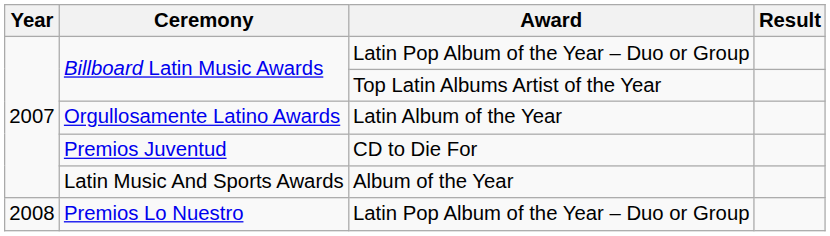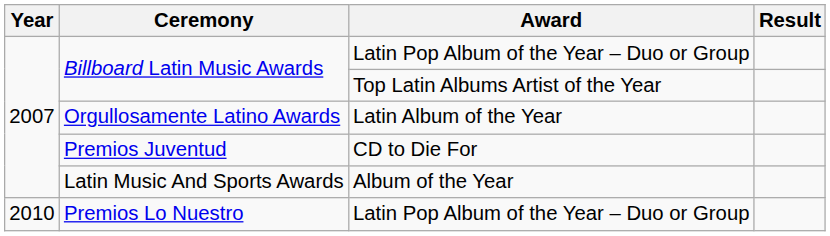(32, 213) 2008 -> (32, 213) 2010
